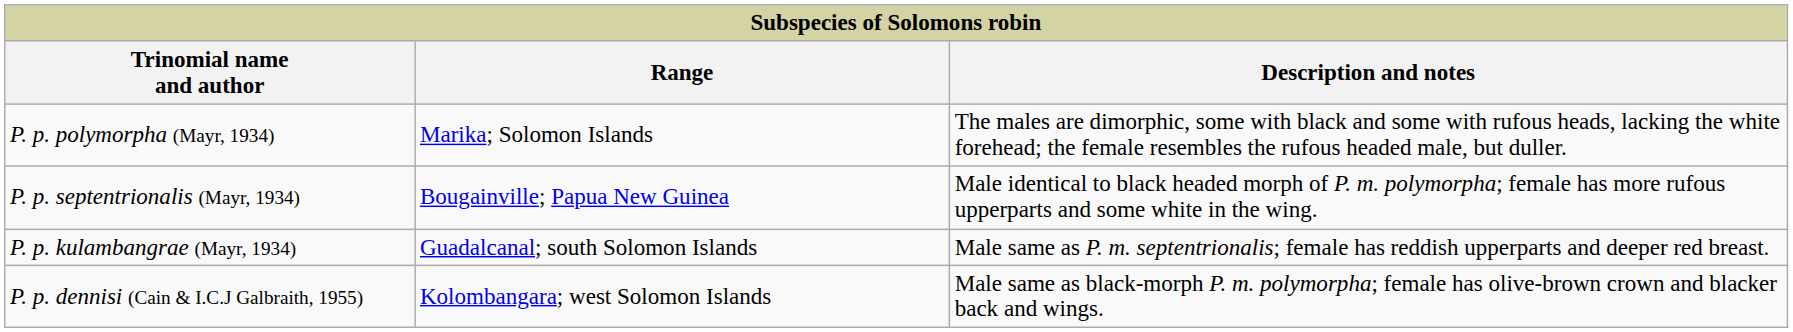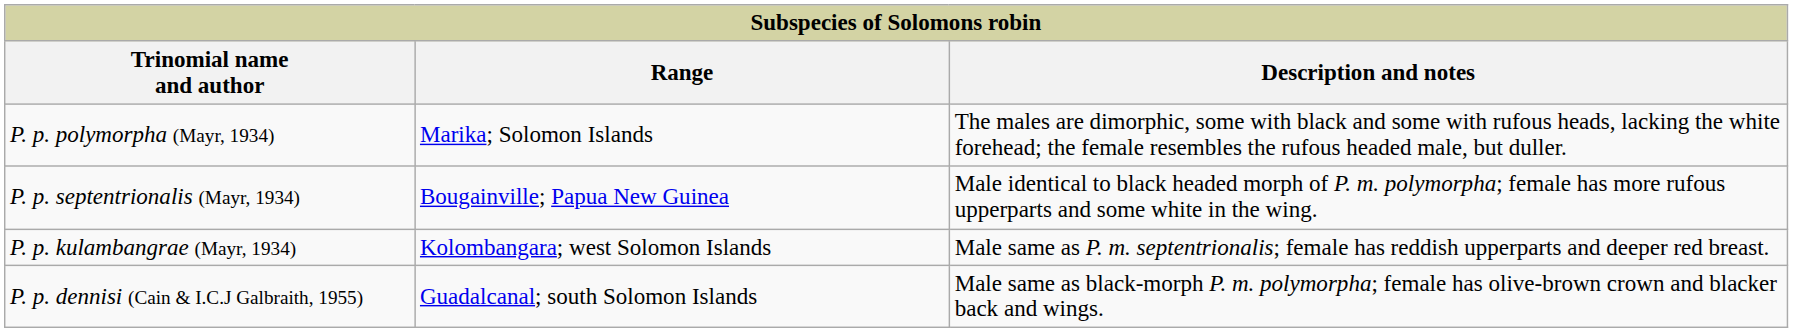(589, 246) Guadalcanal; south Solomon Islands -> (596, 246) Kolombangara; west Solomon Islands
(596, 296) Kolombangara; west Solomon Islands -> (589, 296) Guadalcanal; south Solomon Islands
